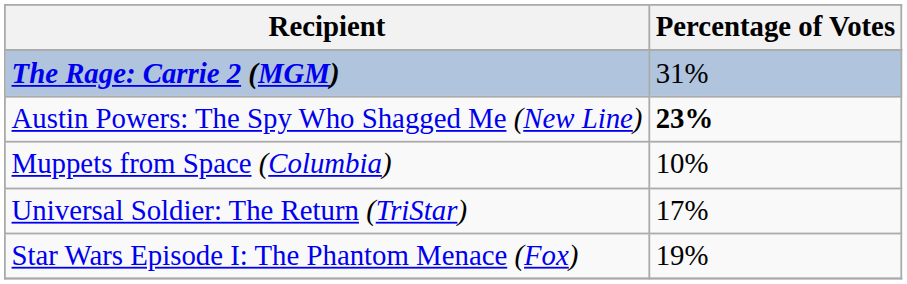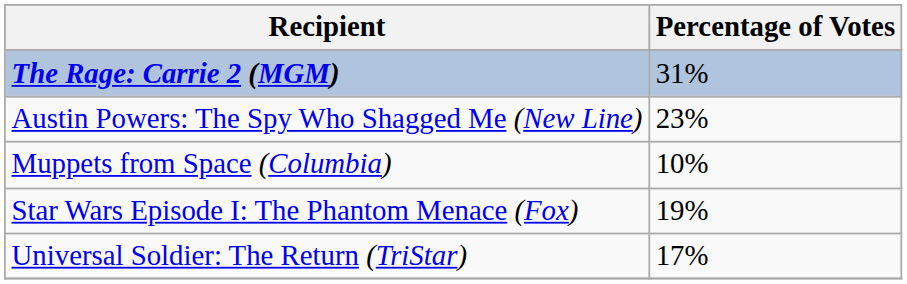(685, 118) bold -> (682, 118) normal
rows swapped: (295, 255) <-> (239, 210)
